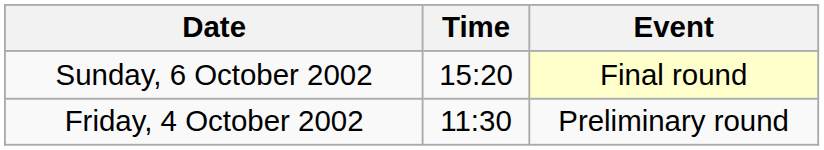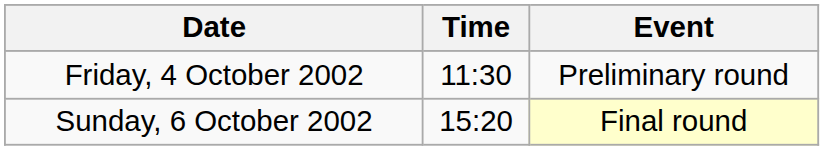rows swapped: (214, 121) <-> (214, 74)
